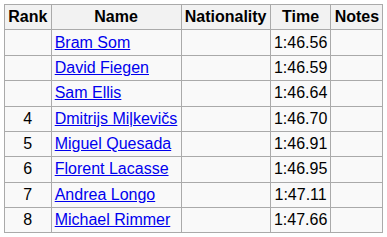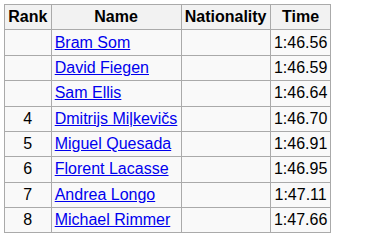- column: (357, 17)
